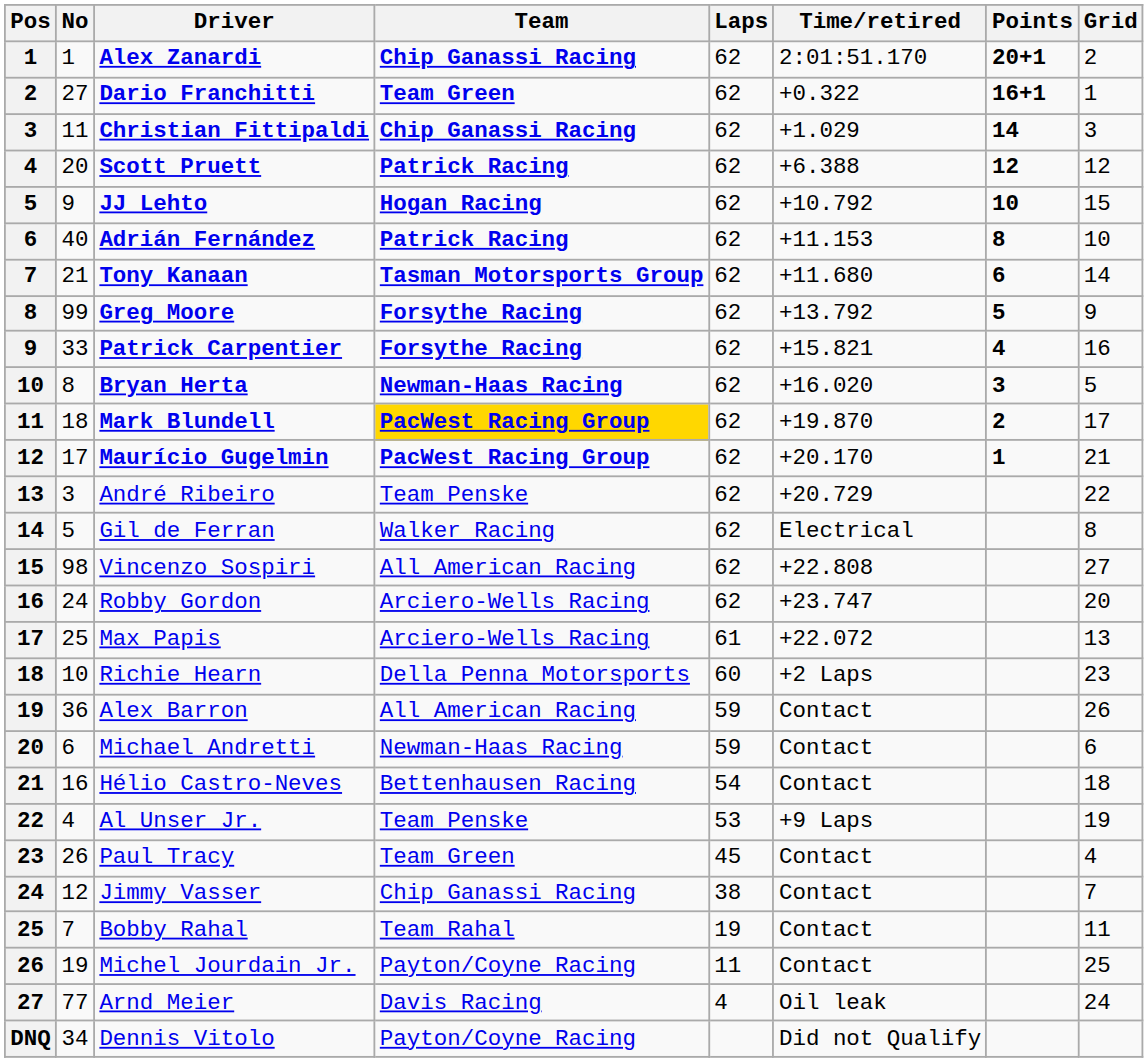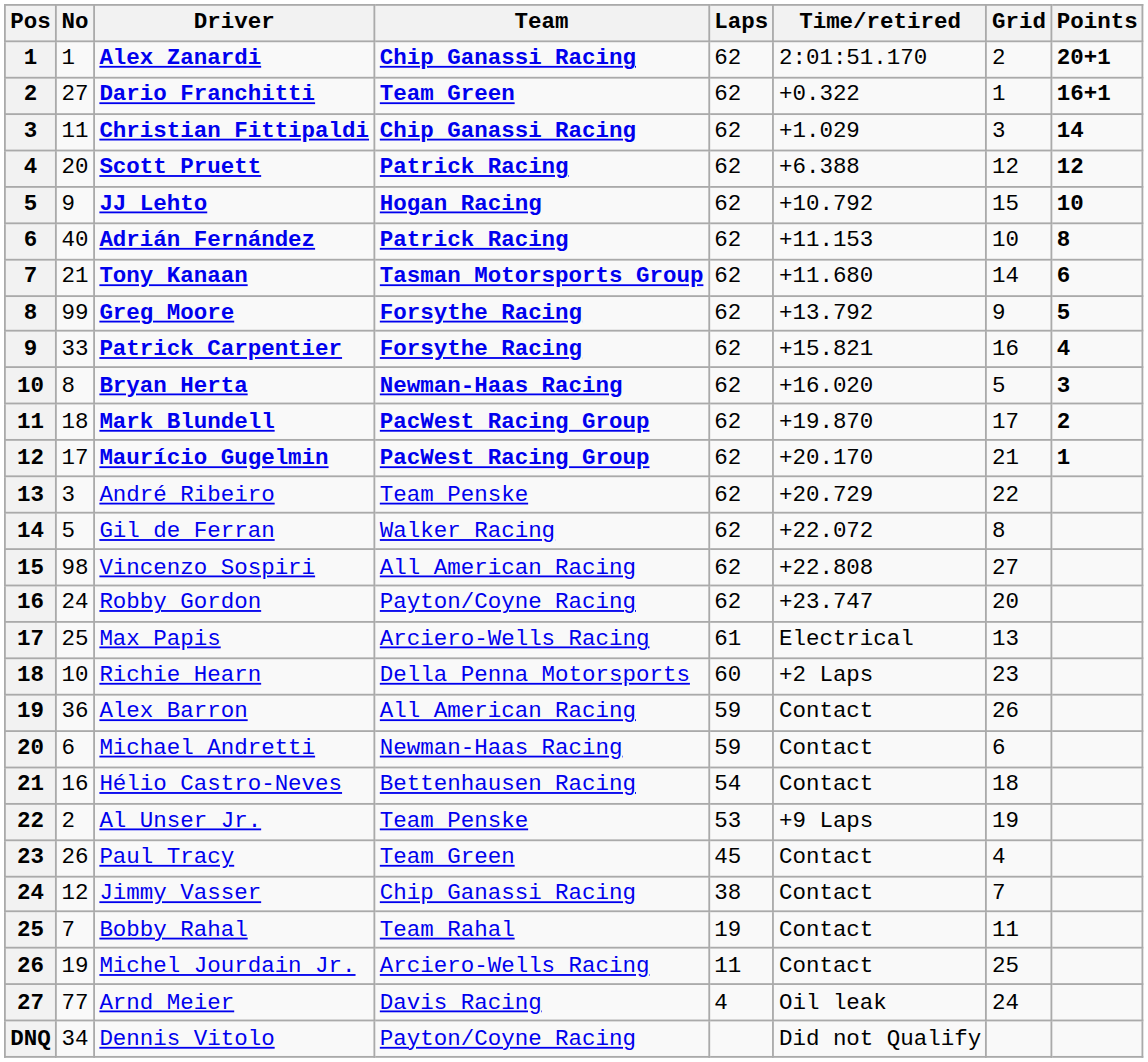columns swapped: (1111, 23) <-> (1032, 23)
(515, 423) gold background -> (515, 423) no background
(846, 531) Electrical -> (826, 531) +22.072
(515, 604) Arciero-Wells Racing -> (508, 604) Payton/Coyne Racing
(826, 640) +22.072 -> (846, 640) Electrical
(68, 822) 4 -> (68, 822) 2
(508, 967) Payton/Coyne Racing -> (515, 967) Arciero-Wells Racing
